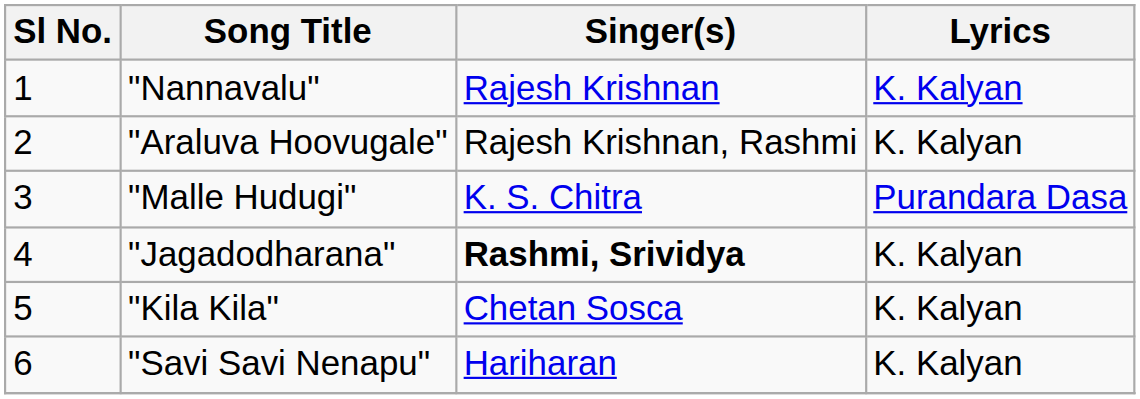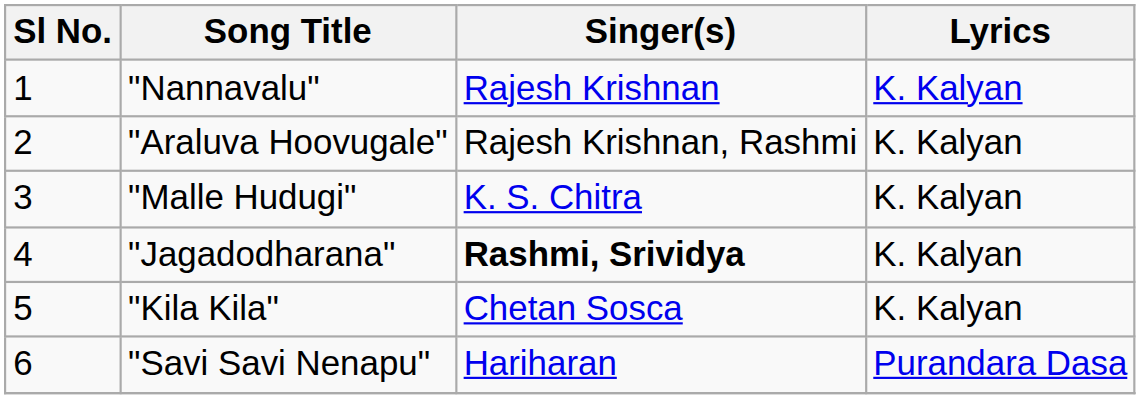(1000, 198) Purandara Dasa -> (948, 198) K. Kalyan
(948, 364) K. Kalyan -> (1000, 364) Purandara Dasa
